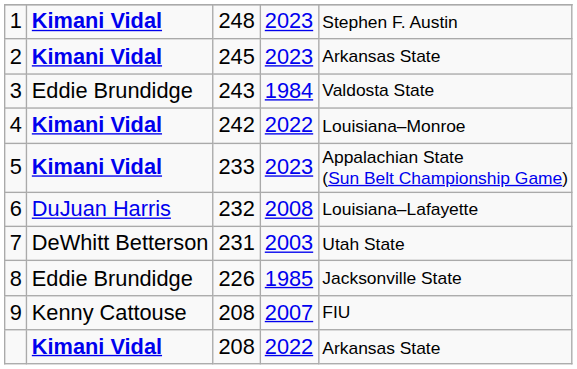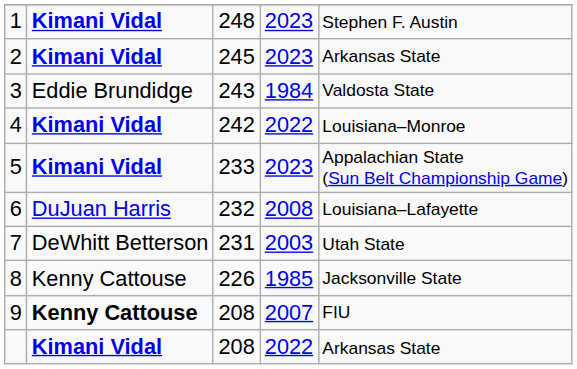(112, 277) Eddie Brundidge -> (109, 277) Kenny Cattouse
(109, 312) normal -> (115, 312) bold
